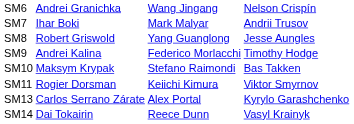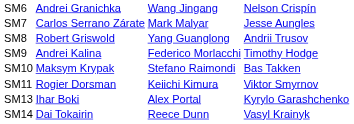(57, 23) Ihar Boki -> (90, 23) Carlos Serrano Zárate
(276, 23) Andrii Trusov -> (279, 23) Jesse Aungles
(279, 38) Jesse Aungles -> (276, 38) Andrii Trusov
(90, 99) Carlos Serrano Zárate -> (57, 99) Ihar Boki
